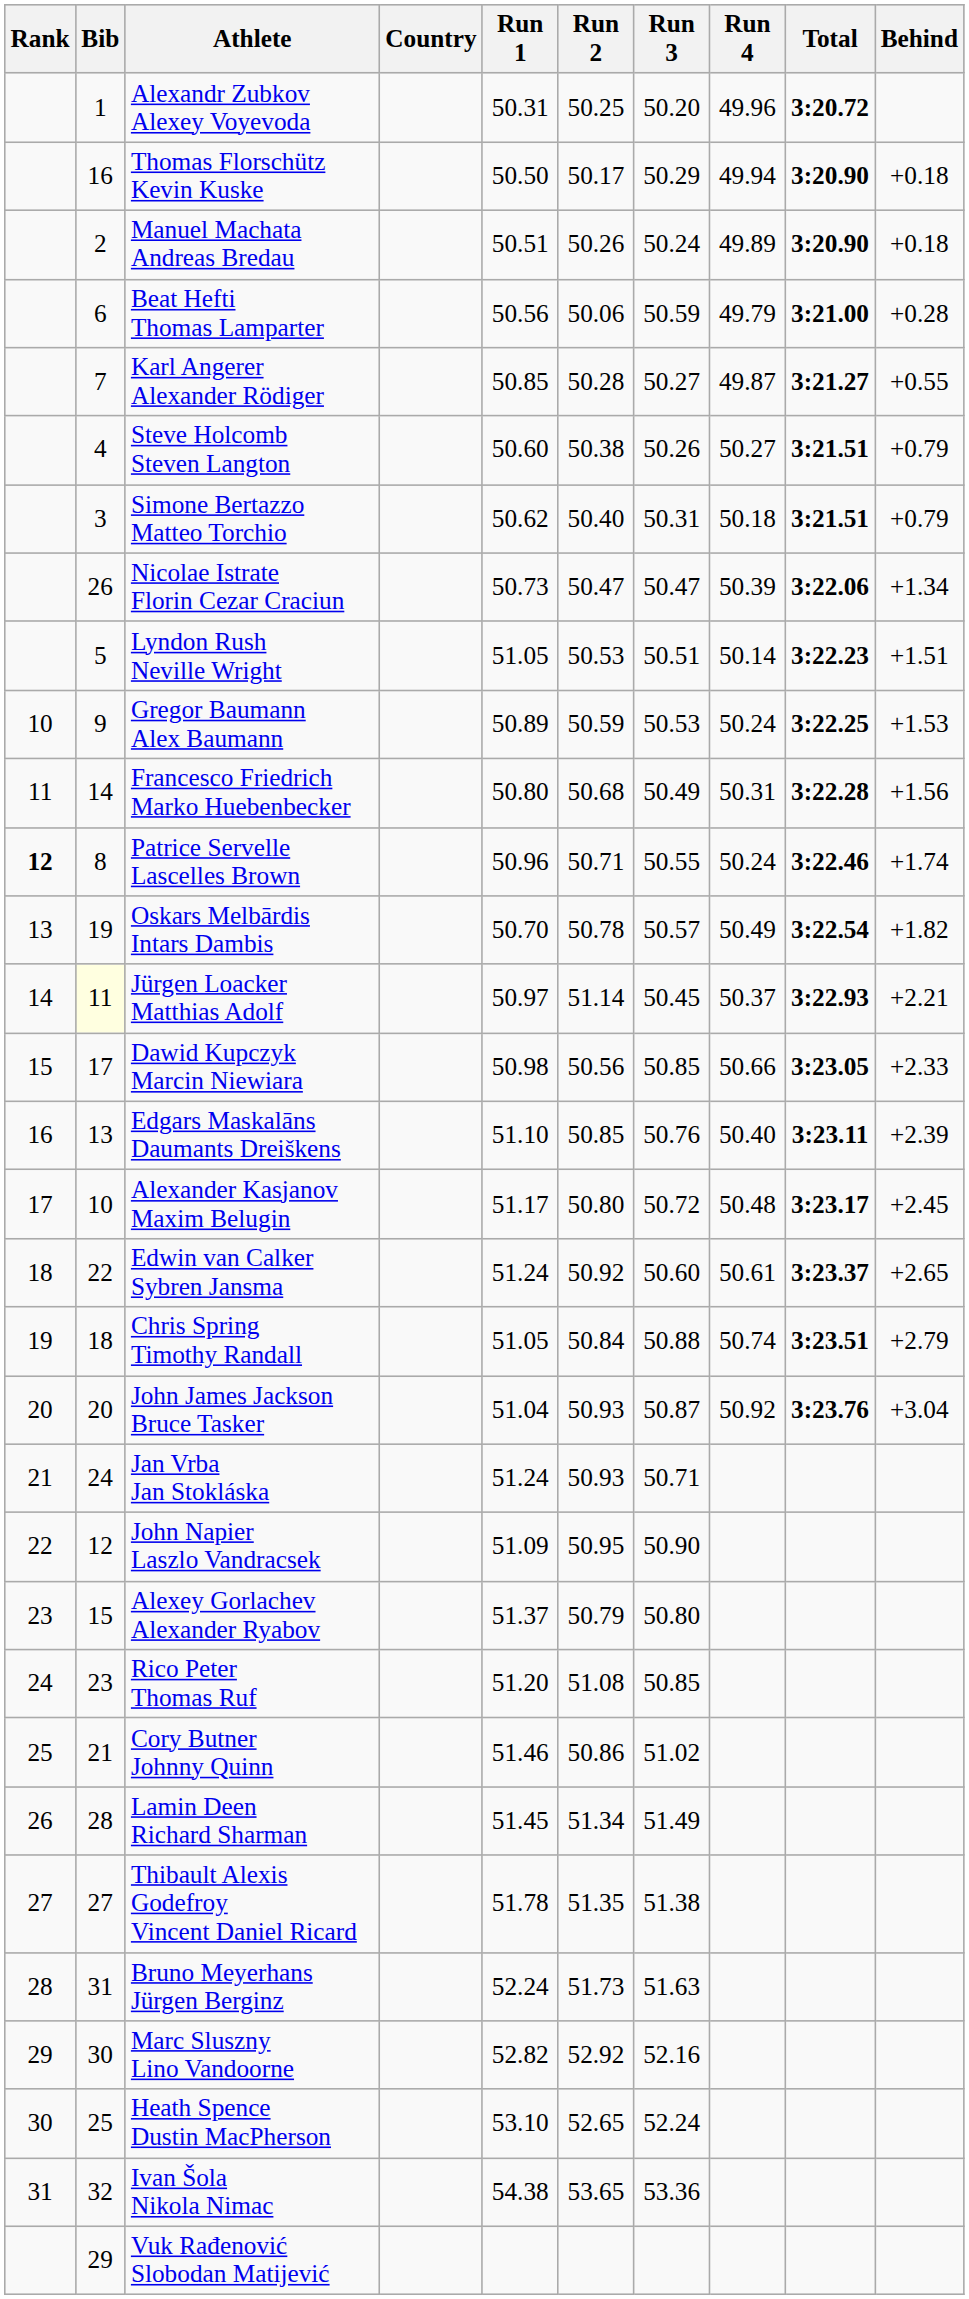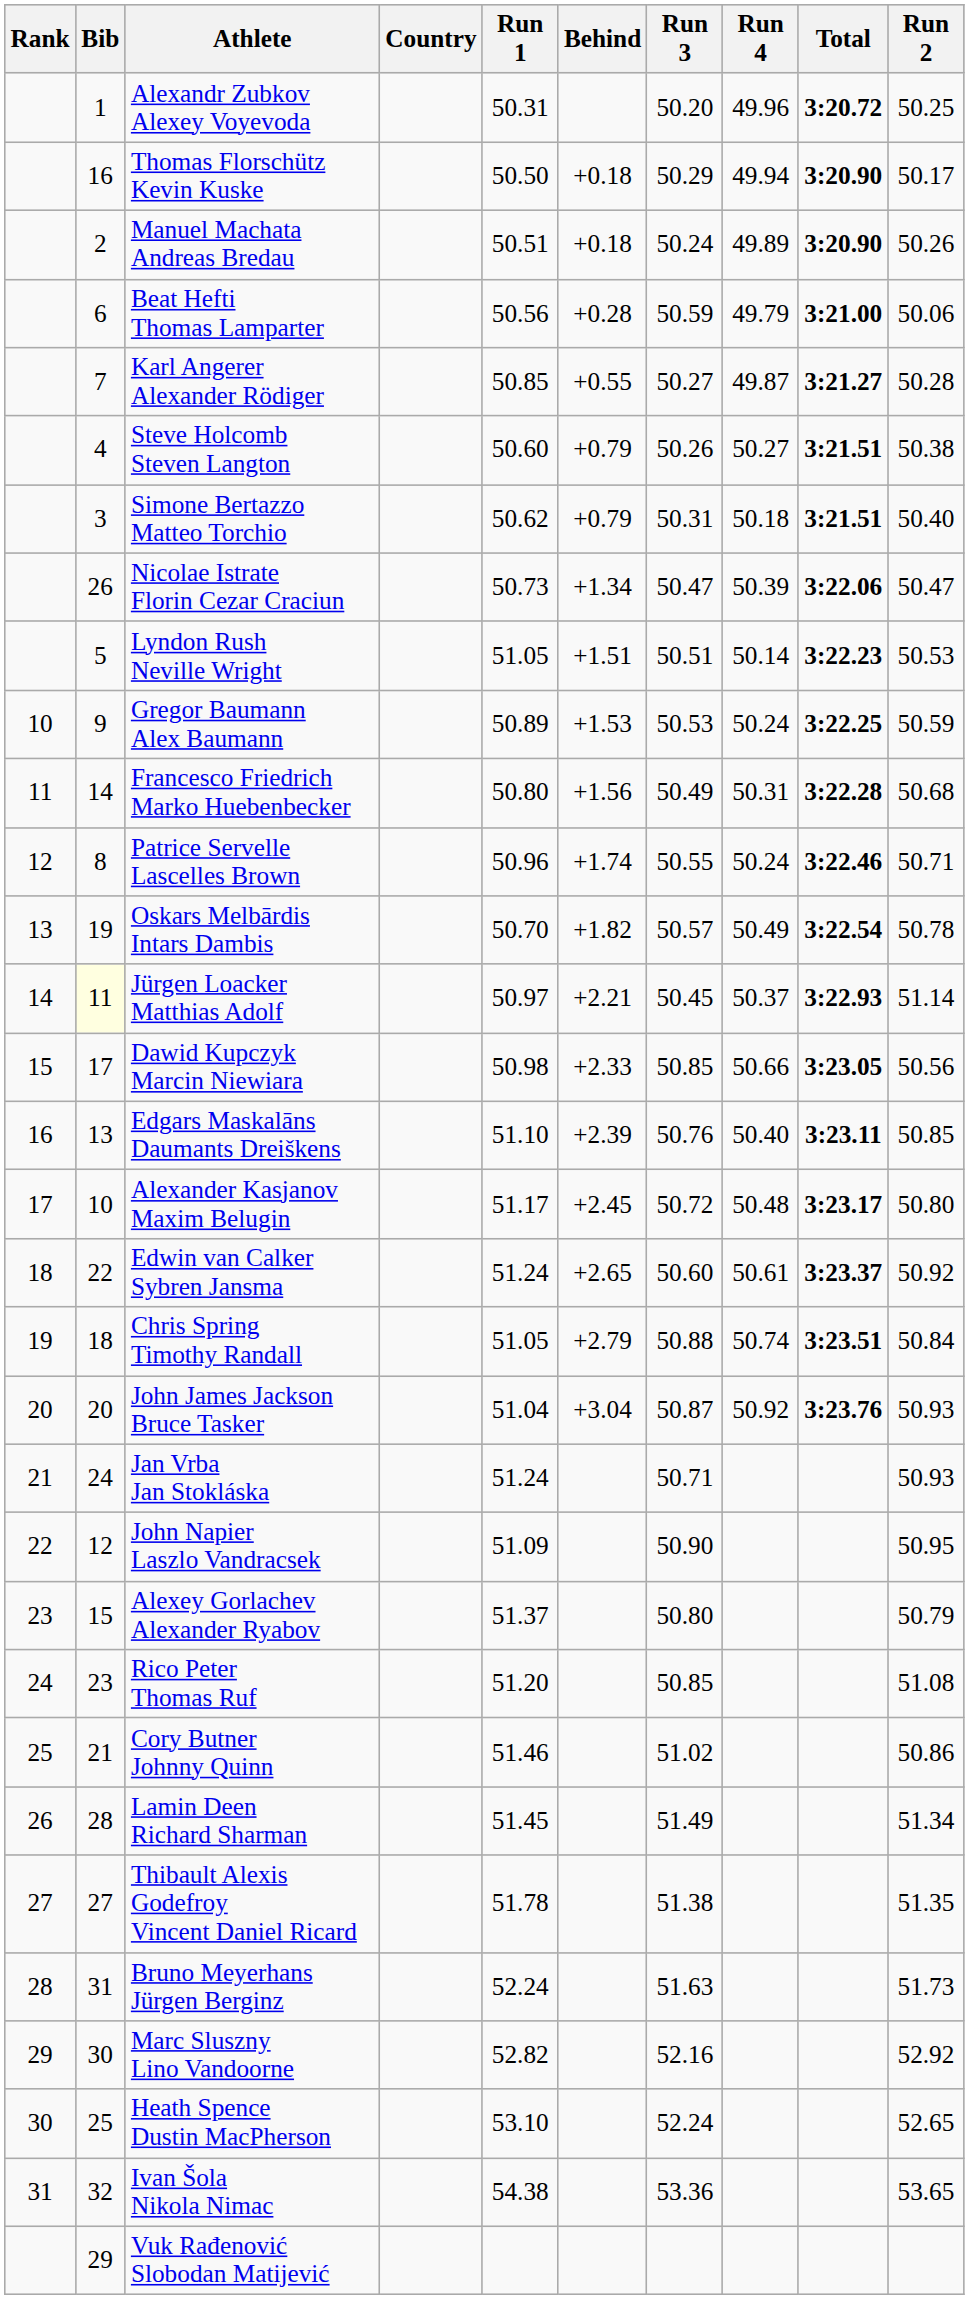columns swapped: (596, 38) <-> (919, 38)
(40, 861) bold -> (40, 861) normal
